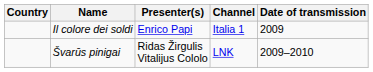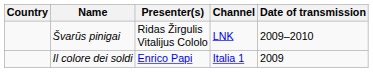rows swapped: (93, 30) <-> (87, 53)
